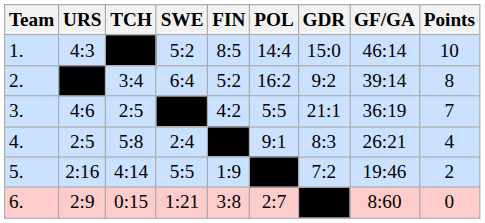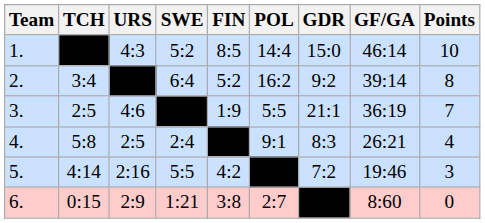columns swapped: (131, 19) <-> (82, 19)
(229, 111) 4:2 -> (229, 111) 1:9
(229, 171) 1:9 -> (229, 171) 4:2
(449, 171) 2 -> (449, 171) 3
